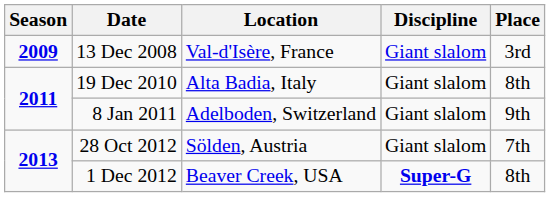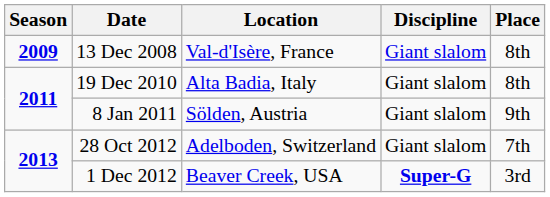(518, 51) 3rd -> (518, 51) 8th
(281, 113) Adelboden, Switzerland -> (247, 113) Sölden, Austria
(247, 144) Sölden, Austria -> (281, 144) Adelboden, Switzerland
(518, 176) 8th -> (518, 176) 3rd
